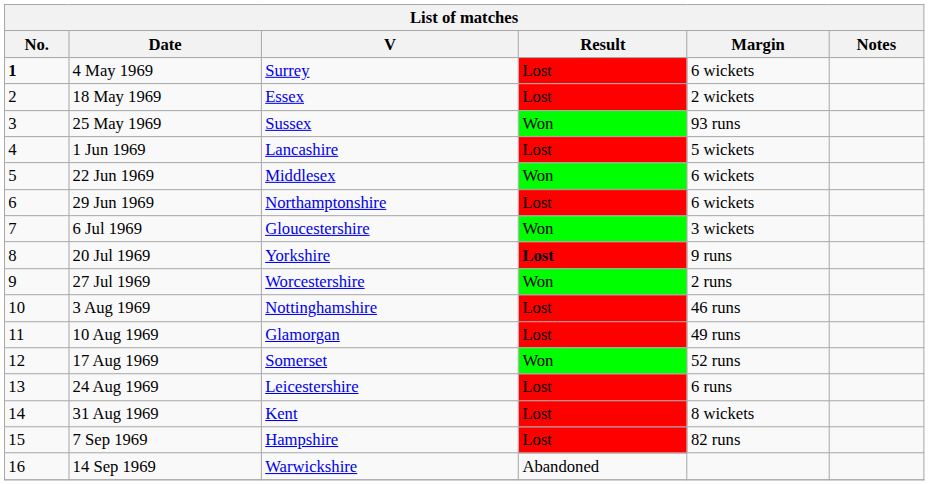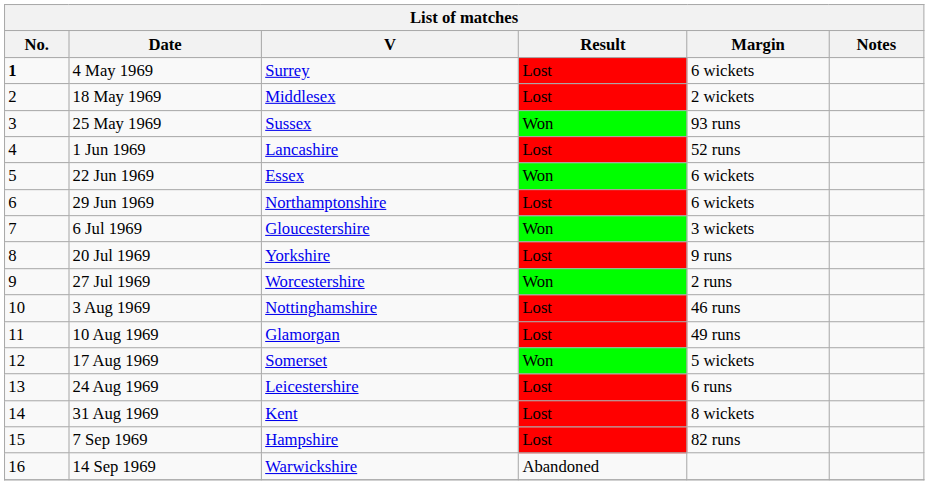(285, 96) Essex -> (300, 96) Middlesex
(723, 149) 5 wickets -> (716, 149) 52 runs
(300, 176) Middlesex -> (285, 176) Essex
(538, 255) bold -> (537, 255) normal
(716, 360) 52 runs -> (723, 360) 5 wickets
